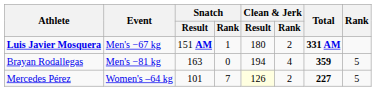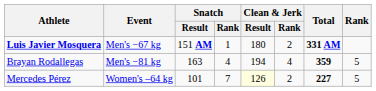(228, 62) 0 -> (228, 62) 4
